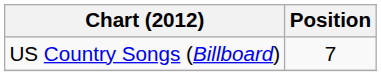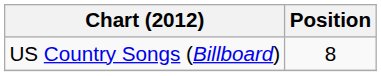(330, 53) 7 -> (330, 53) 8
